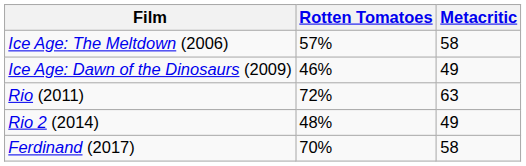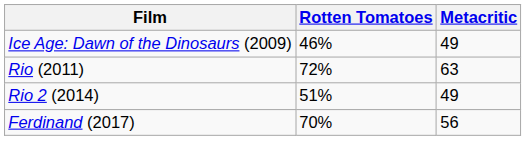- row: (118, 43)
(316, 122) 48% -> (316, 95) 51%
(449, 148) 58 -> (449, 122) 56
